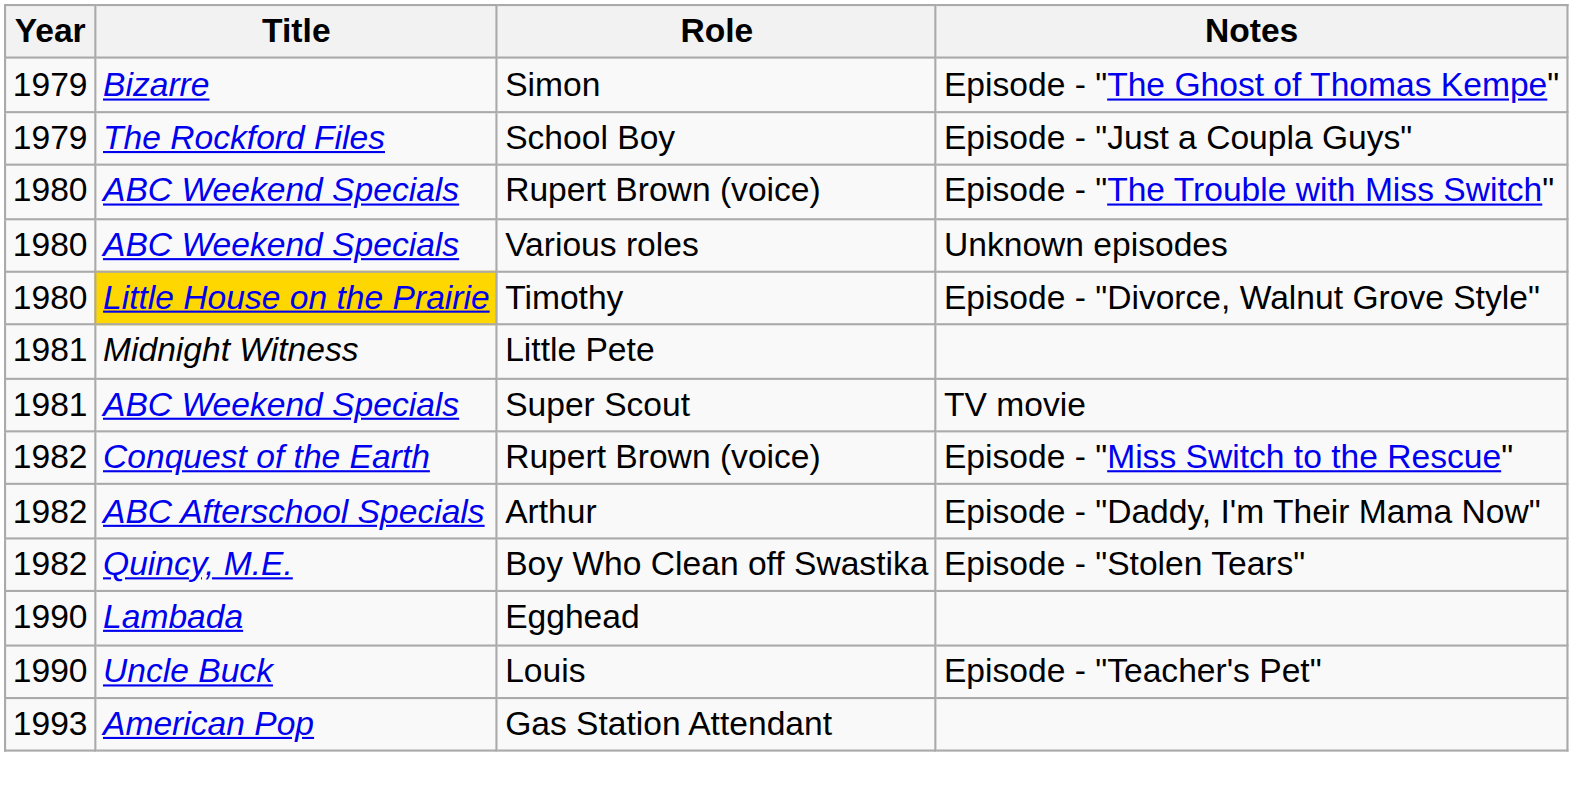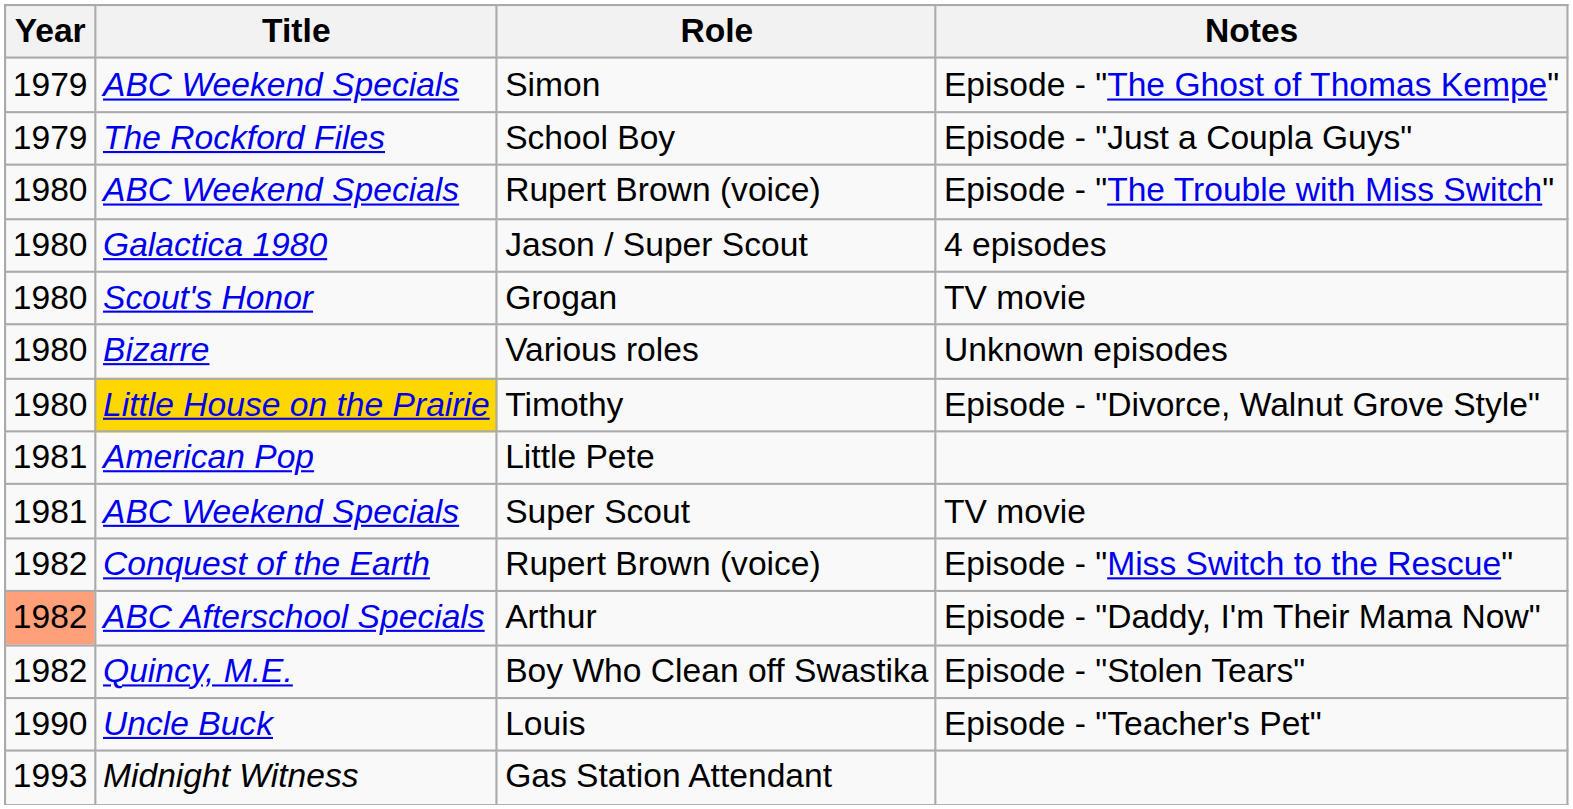(156, 84) Bizarre -> (281, 84) ABC Weekend Specials
+ row: (656, 244)
+ row: (561, 297)
(281, 244) ABC Weekend Specials -> (156, 350) Bizarre
(231, 350) Midnight Witness -> (209, 457) American Pop
(50, 510) no background -> (50, 617) lightsalmon background
- row: (572, 617)
(209, 723) American Pop -> (231, 777) Midnight Witness
